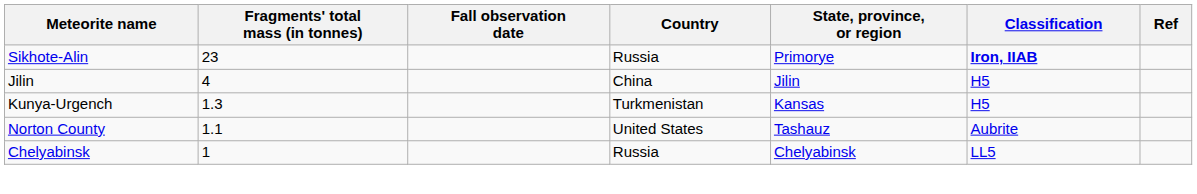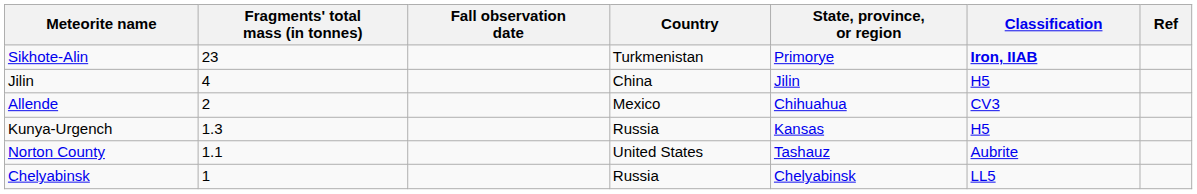(636, 57) Russia -> (658, 57) Turkmenistan
+ row: (33, 104)
(658, 104) Turkmenistan -> (636, 128) Russia
